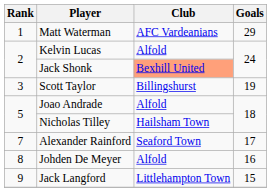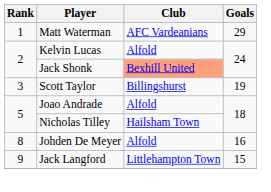- row: (85, 141)
